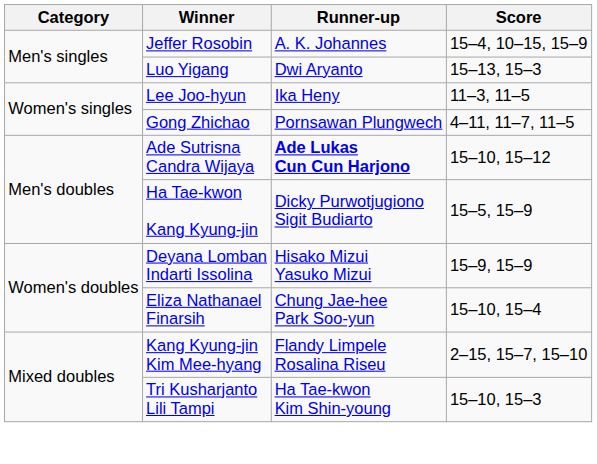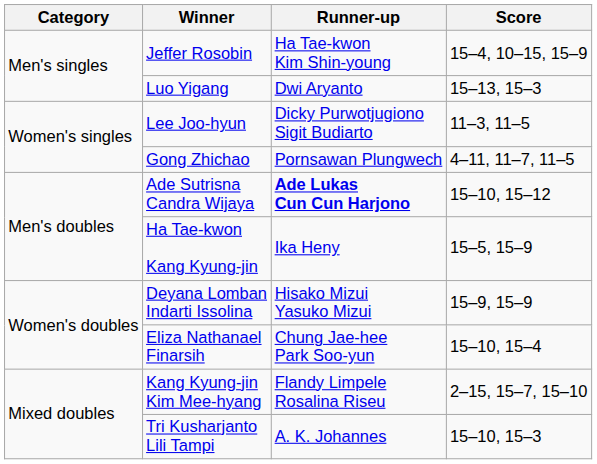(331, 43) A. K. Johannes -> (333, 52) Ha Tae-kwon Kim Shin-young
(307, 95) Ika Heny -> (349, 123) Dicky Purwotjugiono Sigit Budiarto
(349, 211) Dicky Purwotjugiono Sigit Budiarto -> (307, 248) Ika Heny
(333, 399) Ha Tae-kwon Kim Shin-young -> (331, 436) A. K. Johannes
